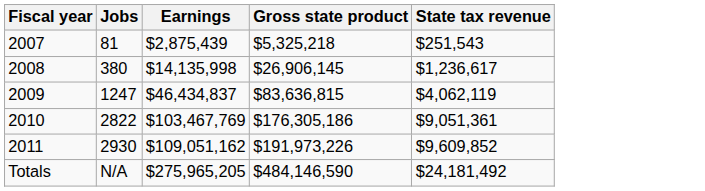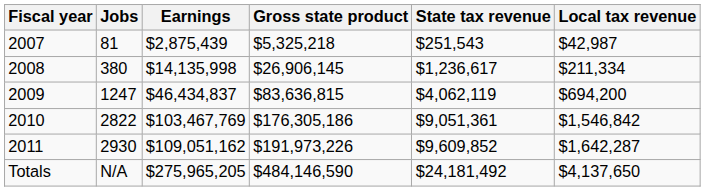+ column: (627, 17)
